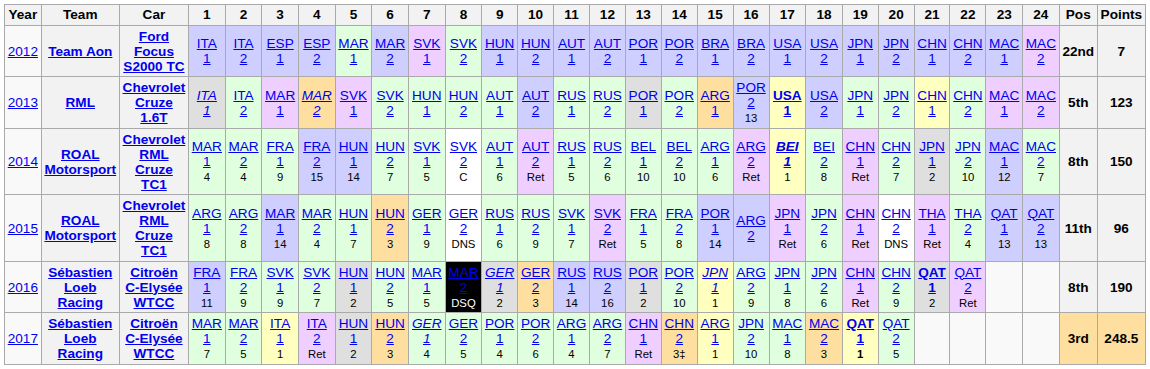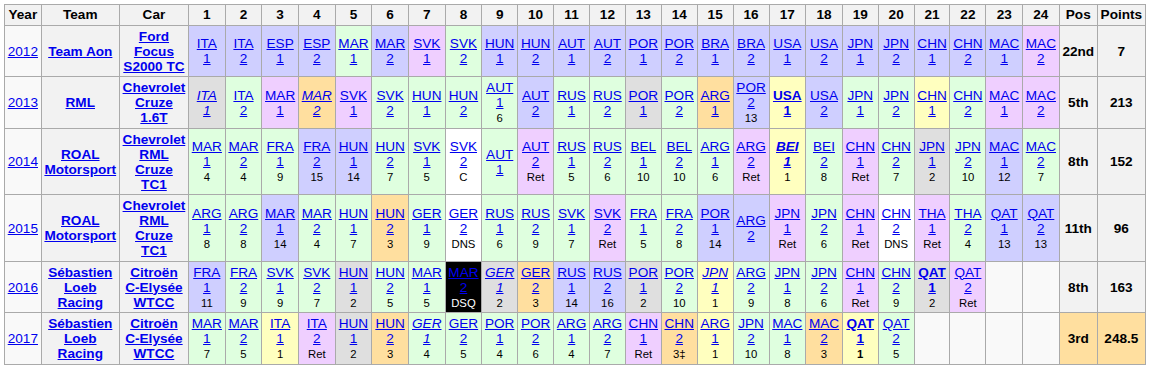(500, 103) AUT 1 -> (500, 102) AUT 1 6
(1121, 103) 123 -> (1121, 103) 213
(500, 161) AUT 1 6 -> (500, 162) AUT 1
(1121, 162) 150 -> (1121, 162) 152
(1121, 287) 190 -> (1121, 287) 163
